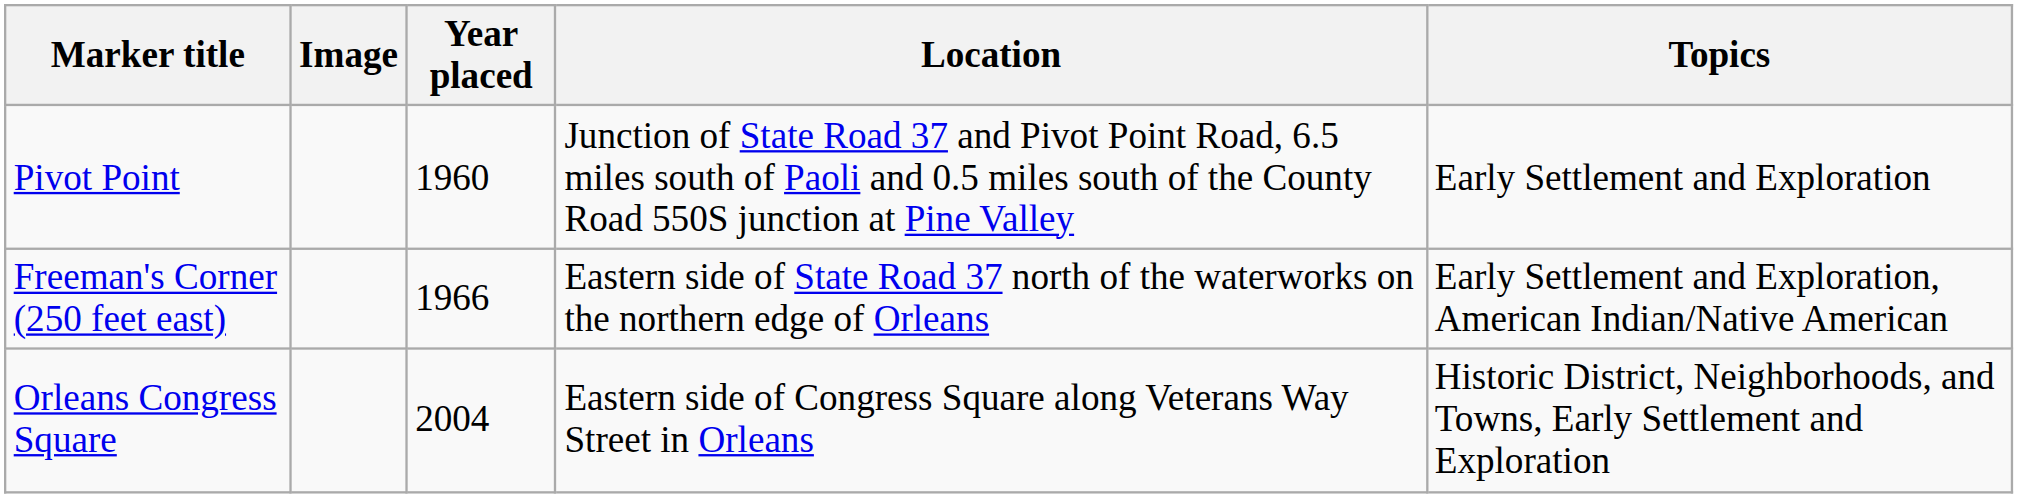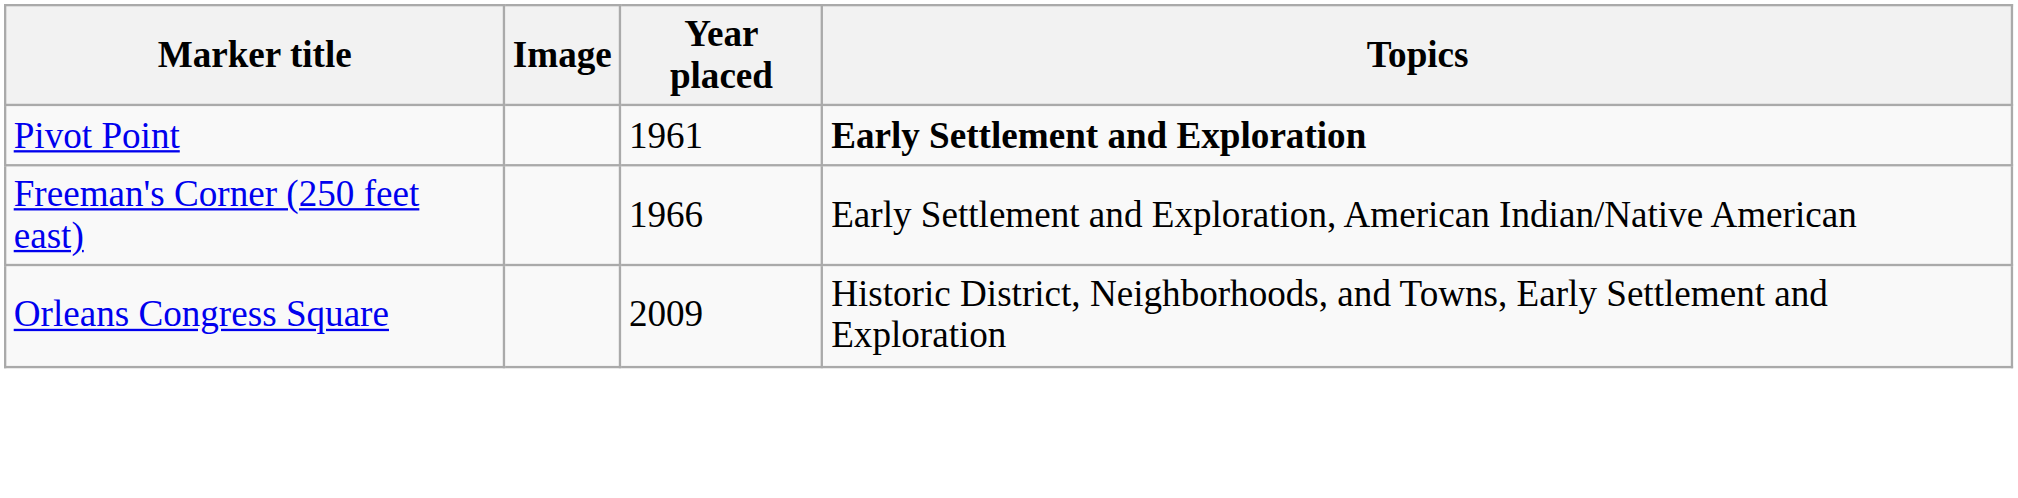- column: (991, 54)
(452, 176) 1960 -> (666, 134) 1961
(1683, 176) normal -> (1099, 134) bold
(452, 419) 2004 -> (666, 314) 2009
